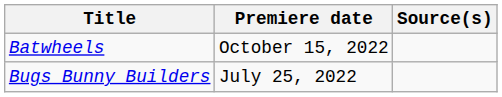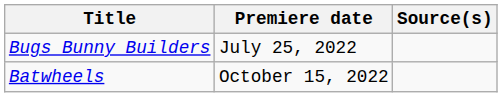rows swapped: (110, 77) <-> (57, 48)
